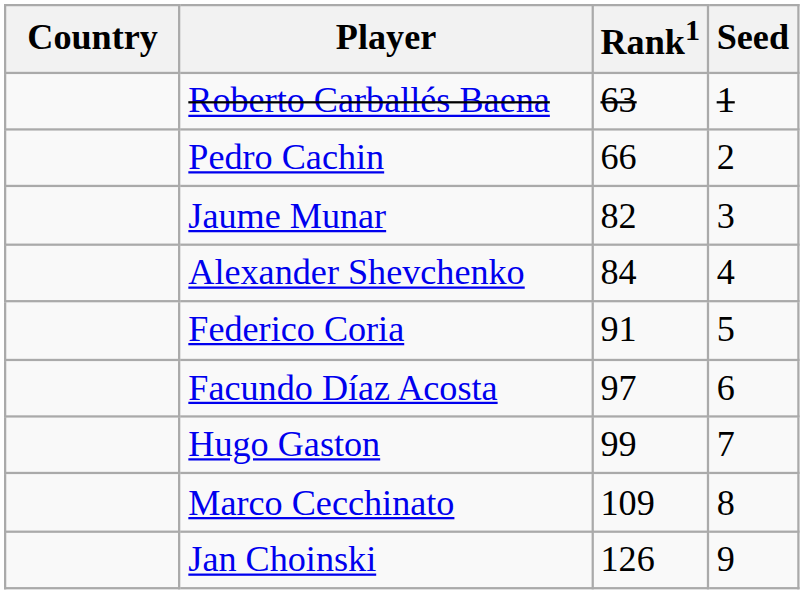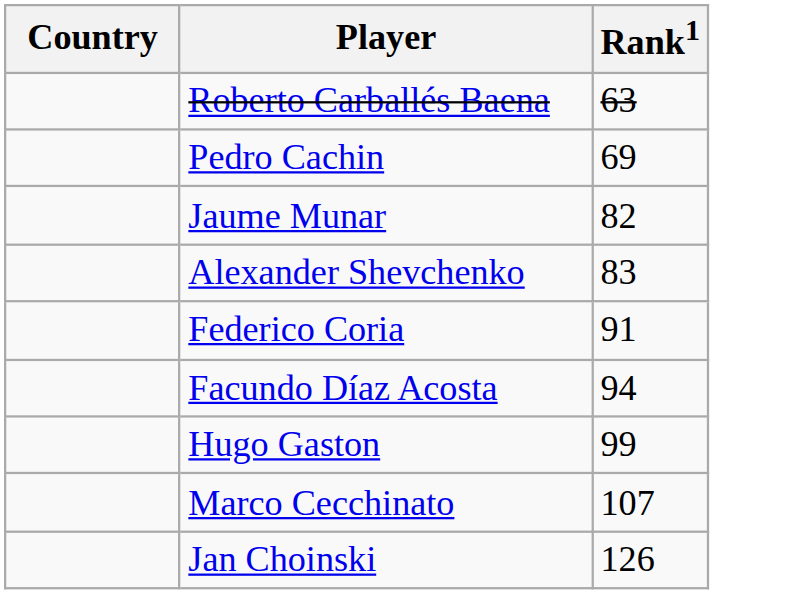- column: (753, 38)
(619, 157) 66 -> (619, 157) 69
(619, 272) 84 -> (619, 272) 83
(619, 387) 97 -> (619, 387) 94
(628, 501) 109 -> (628, 501) 107
